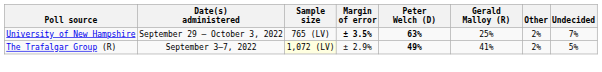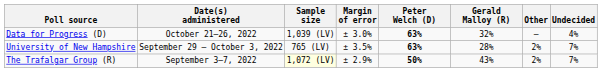+ row: (57, 34)
(358, 34) bold -> (358, 47) normal
(486, 34) 25% -> (486, 47) 28%
(415, 47) 49% -> (415, 60) 50%
(486, 47) 41% -> (486, 60) 43%
(574, 47) 5% -> (574, 60) 7%
